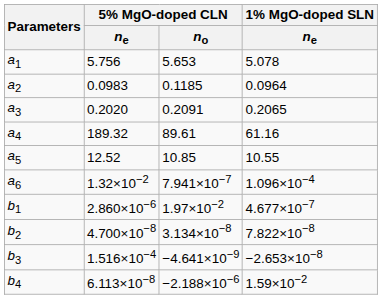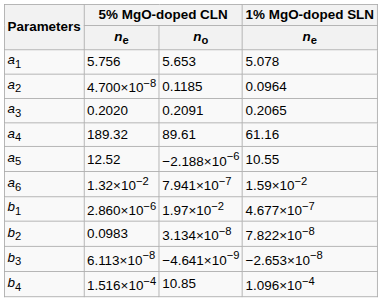(107, 85) 0.0983 -> (122, 86) 4.700×10−8
(179, 157) 10.85 -> (201, 159) −2.188×10−6
(280, 182) 1.096×10−4 -> (276, 184) 1.59×10−2
(122, 232) 4.700×10−8 -> (107, 234) 0.0983
(122, 257) 1.516×10−4 -> (121, 259) 6.113×10−8
(121, 282) 6.113×10−8 -> (122, 283) 1.516×10−4
(201, 282) −2.188×10−6 -> (179, 283) 10.85
(276, 282) 1.59×10−2 -> (280, 283) 1.096×10−4
